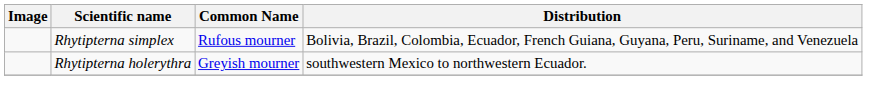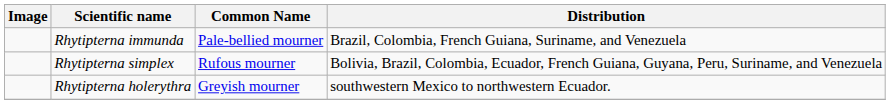+ row: (119, 39)
